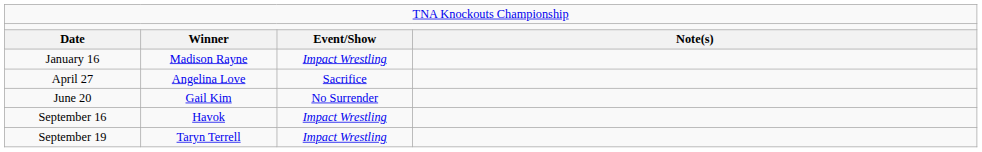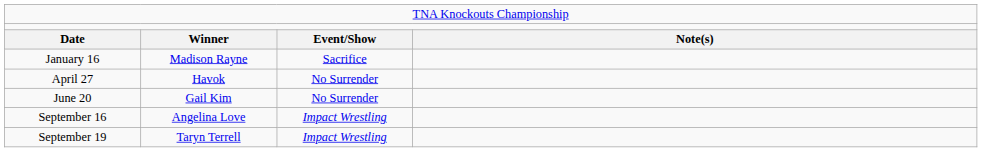(345, 59) Impact Wrestling -> (345, 59) Sacrifice
(209, 78) Angelina Love -> (209, 78) Havok
(345, 78) Sacrifice -> (345, 78) No Surrender
(209, 117) Havok -> (209, 117) Angelina Love
